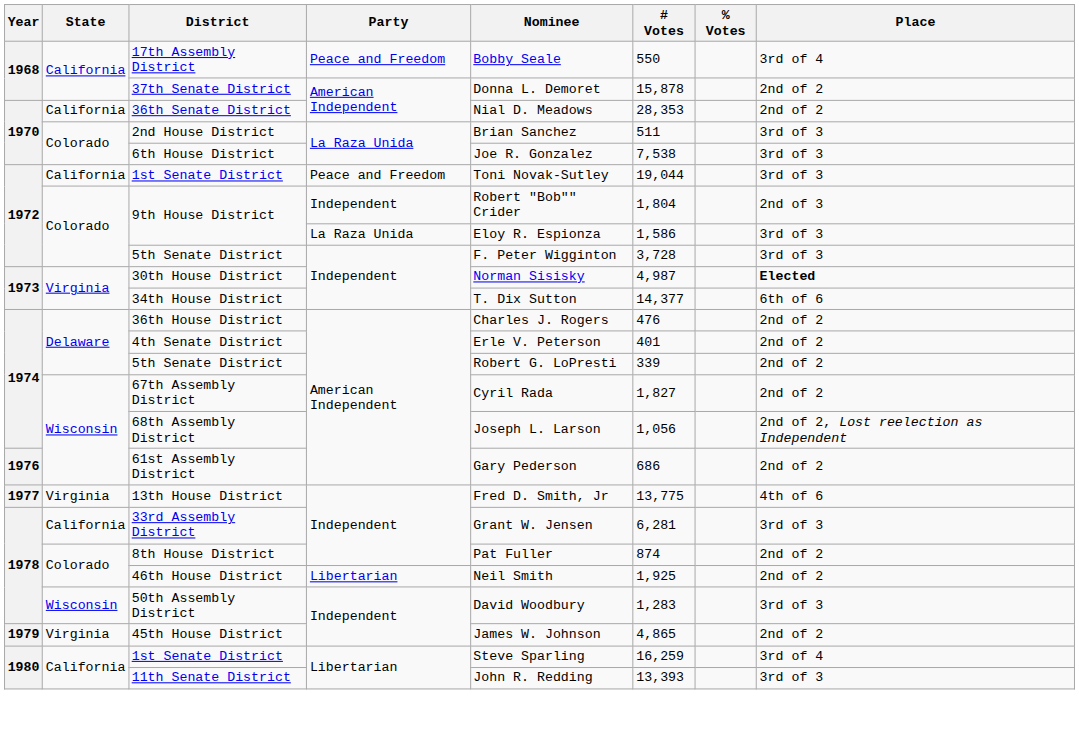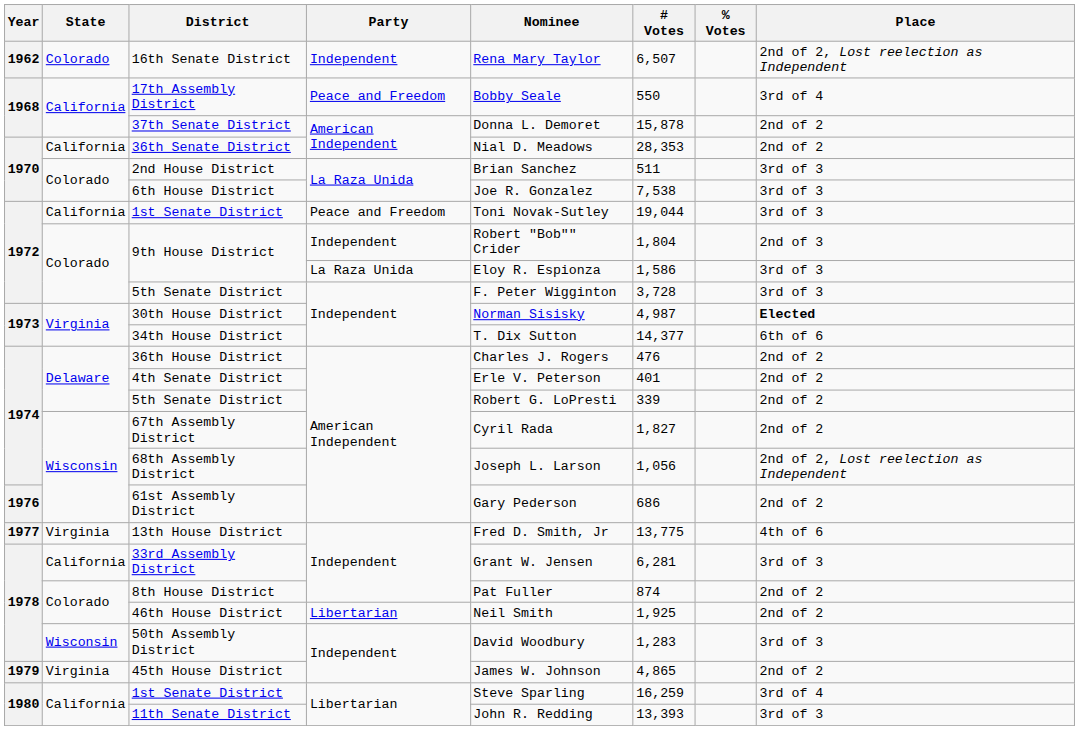+ row: (211, 60)
